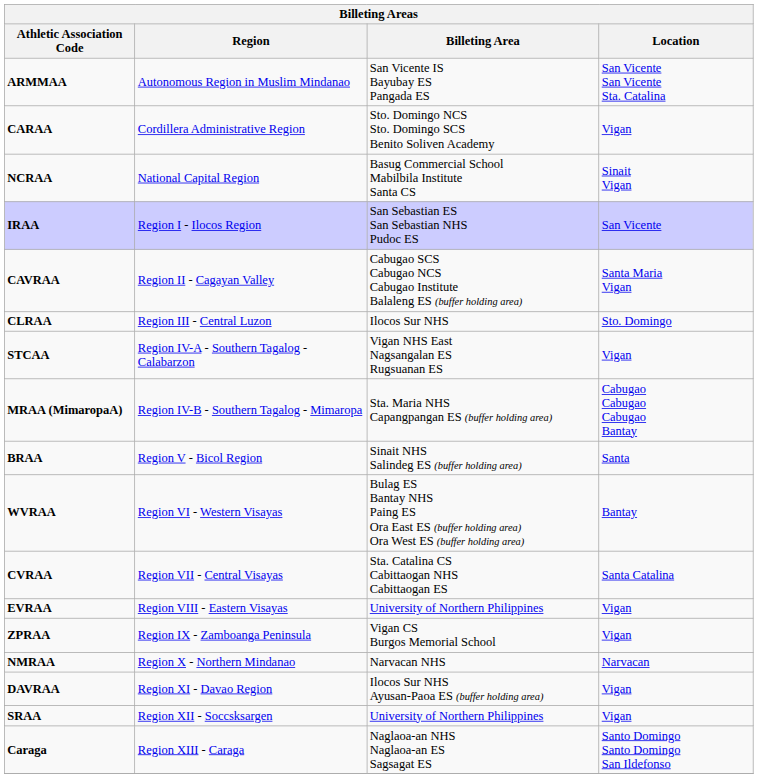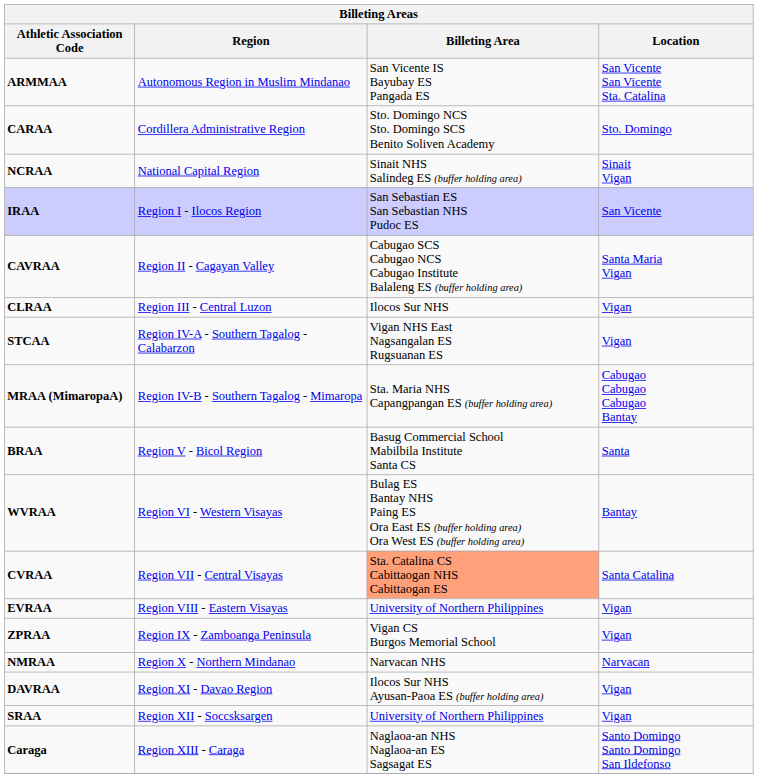(617, 129) Vigan -> (637, 129) Sto. Domingo
(437, 177) Basug Commercial School Mabilbila Institute Santa CS -> (446, 170) Sinait NHS Salindeg ES (buffer holding area)
(637, 321) Sto. Domingo -> (617, 307) Vigan
(446, 458) Sinait NHS Salindeg ES (buffer holding area) -> (437, 451) Basug Commercial School Mabilbila Institute Santa CS
(414, 574) no background -> (414, 574) lightsalmon background
